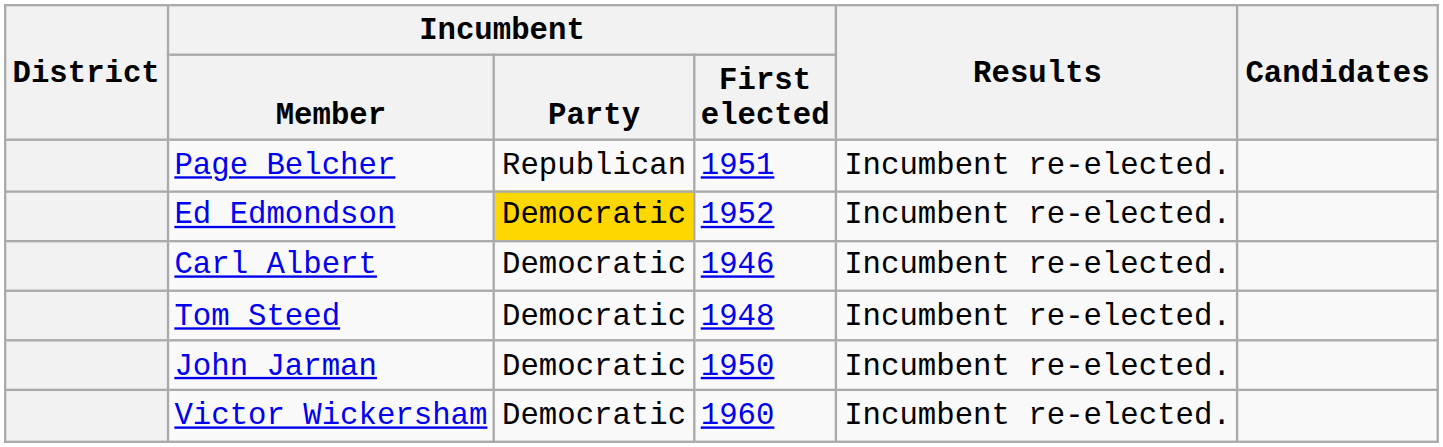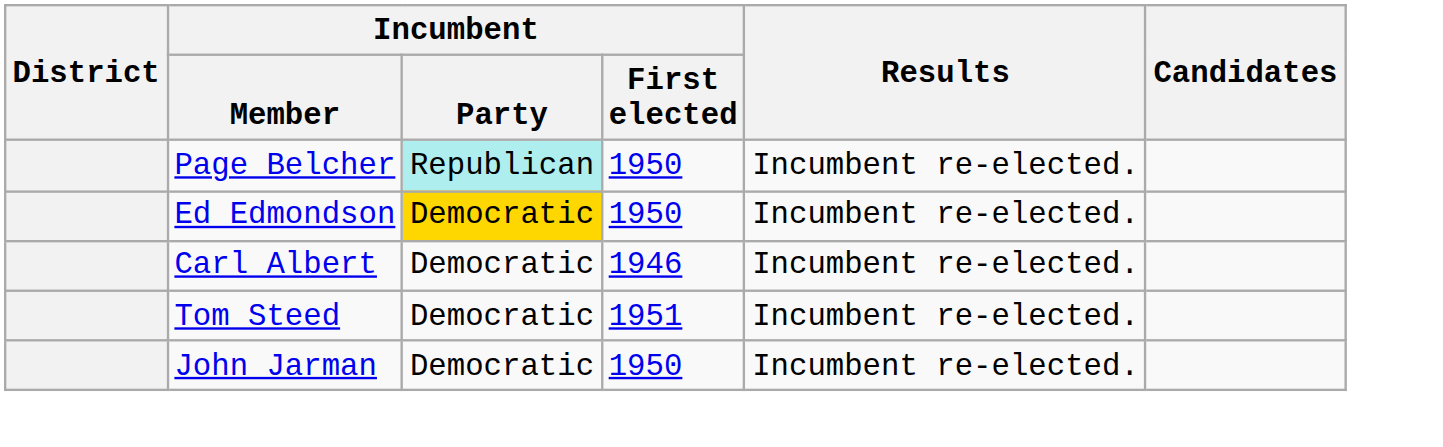(594, 166) no background -> (502, 166) paleturquoise background
(738, 166) 1951 -> (646, 166) 1950
(738, 216) 1952 -> (646, 216) 1950
(738, 316) 1948 -> (646, 316) 1951
- row: (331, 416)
